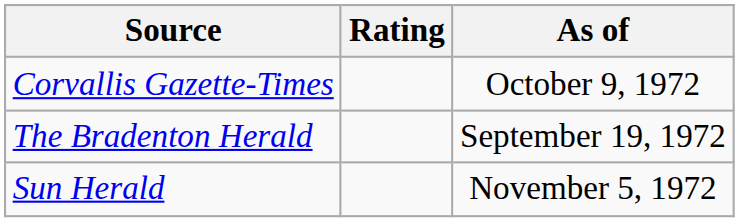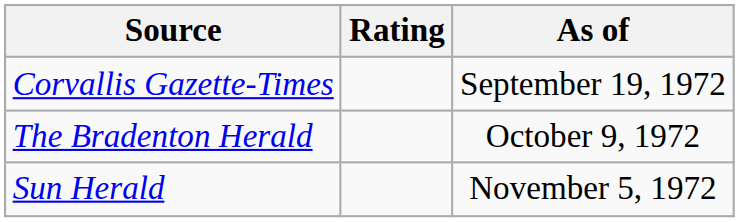(593, 83) October 9, 1972 -> (593, 83) September 19, 1972
(593, 135) September 19, 1972 -> (593, 135) October 9, 1972
